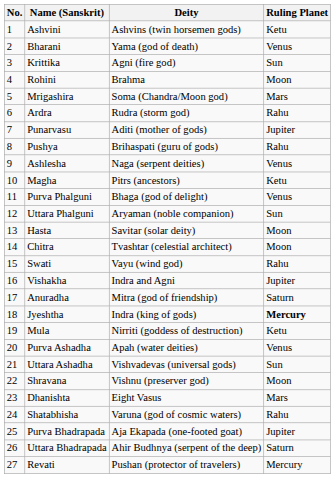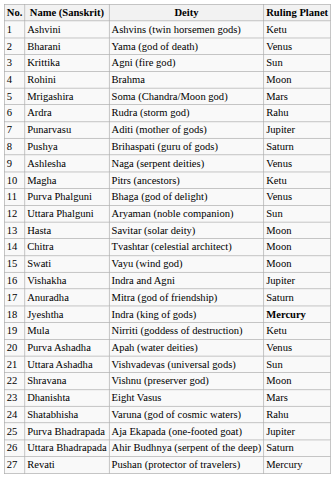(277, 146) Rahu -> (280, 146) Saturn
(277, 264) Rahu -> (279, 264) Moon
